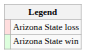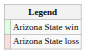rows swapped: (46, 42) <-> (46, 27)
